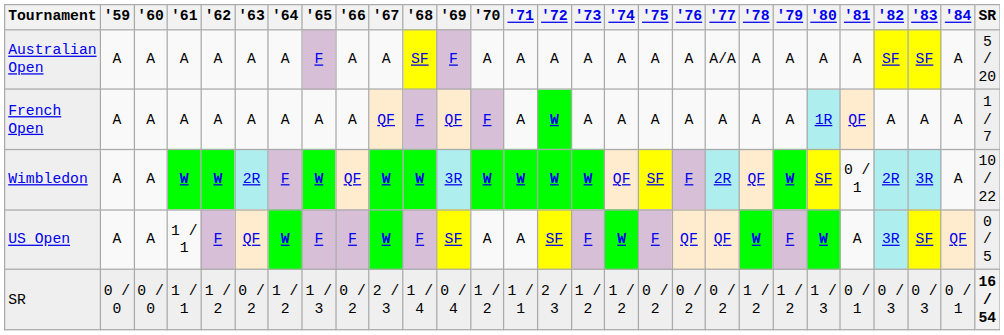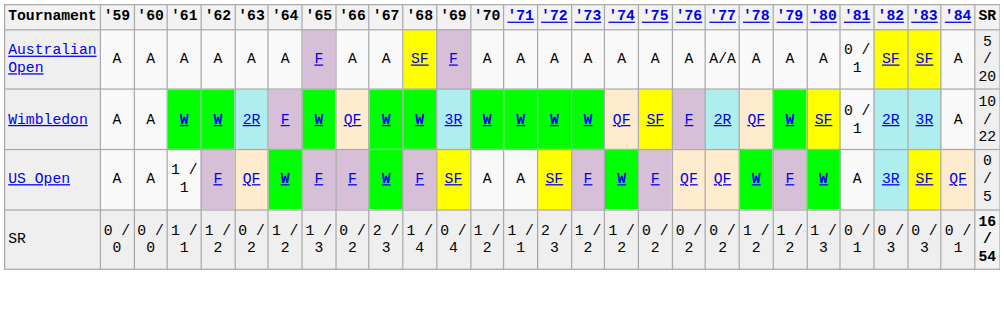(857, 59) A -> (857, 59) 0 / 1
- row: (35, 119)
